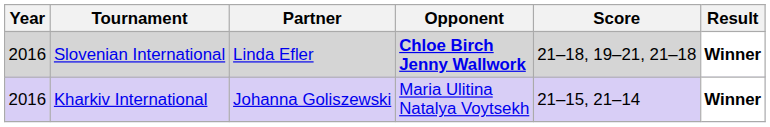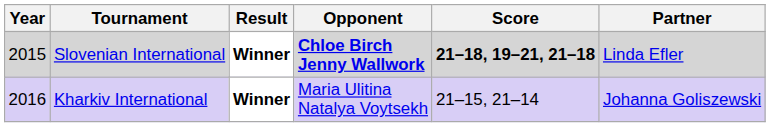columns swapped: (312, 18) <-> (733, 18)
(27, 54) 2016 -> (27, 54) 2015
(617, 54) normal -> (516, 54) bold
